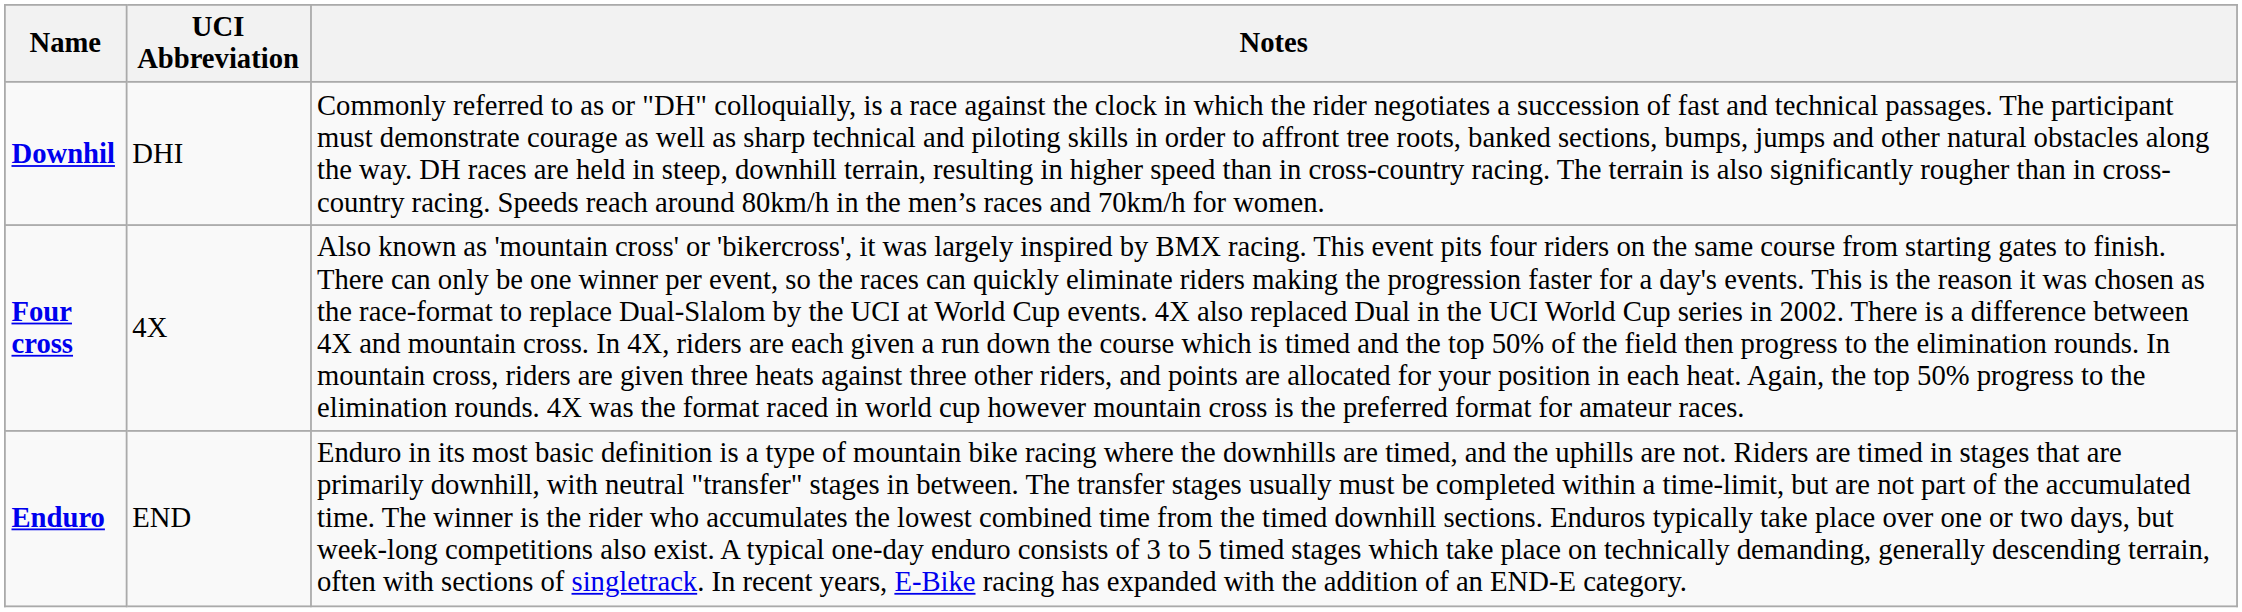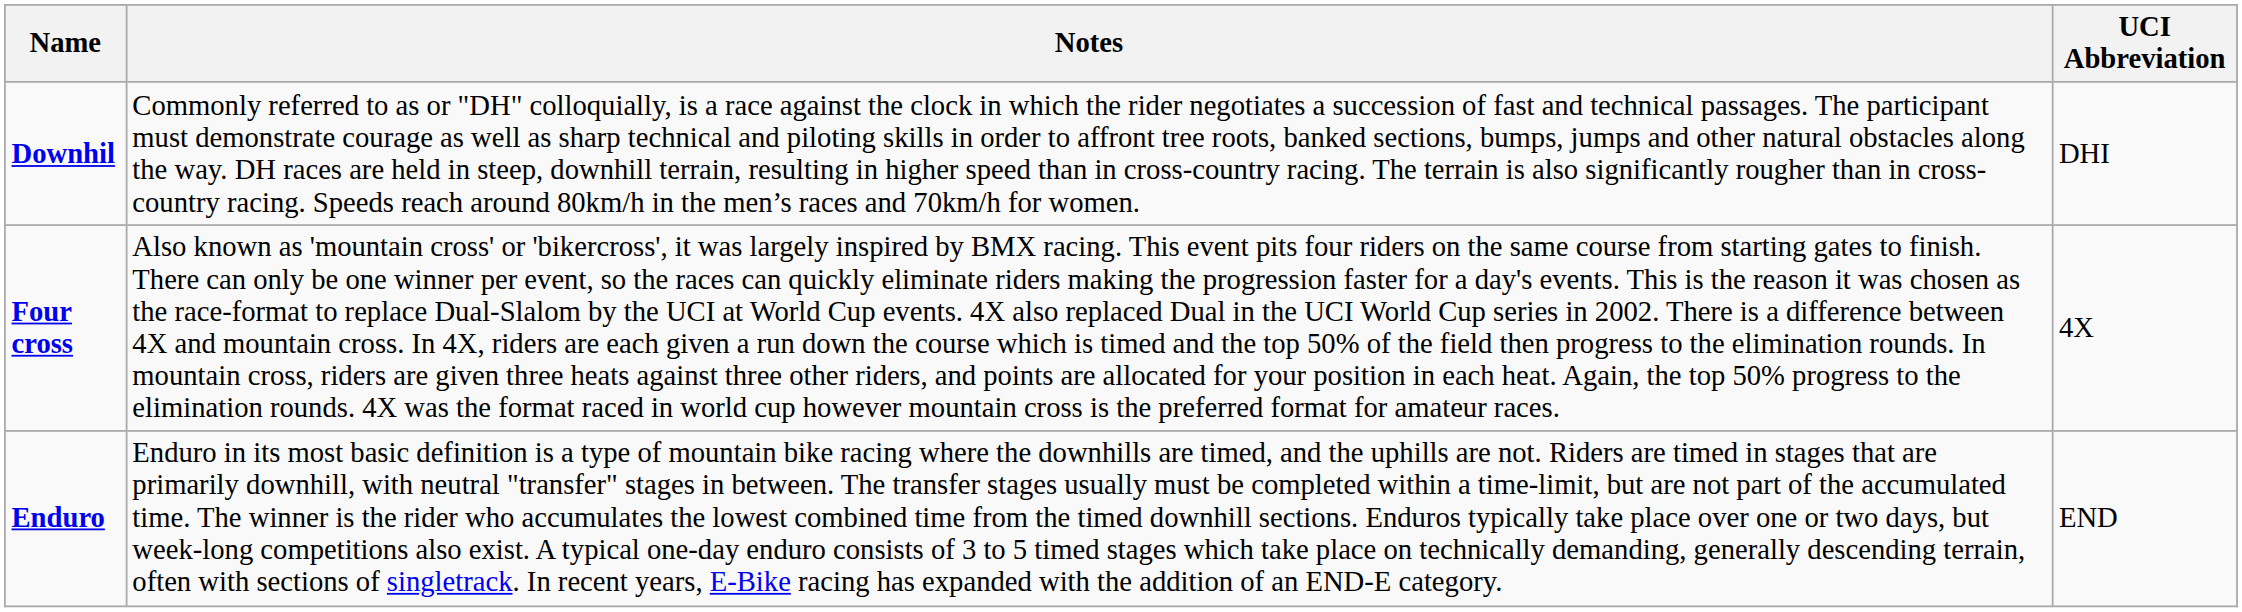columns swapped: (218, 43) <-> (1274, 43)
